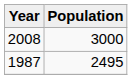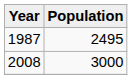rows swapped: (24, 62) <-> (24, 39)
